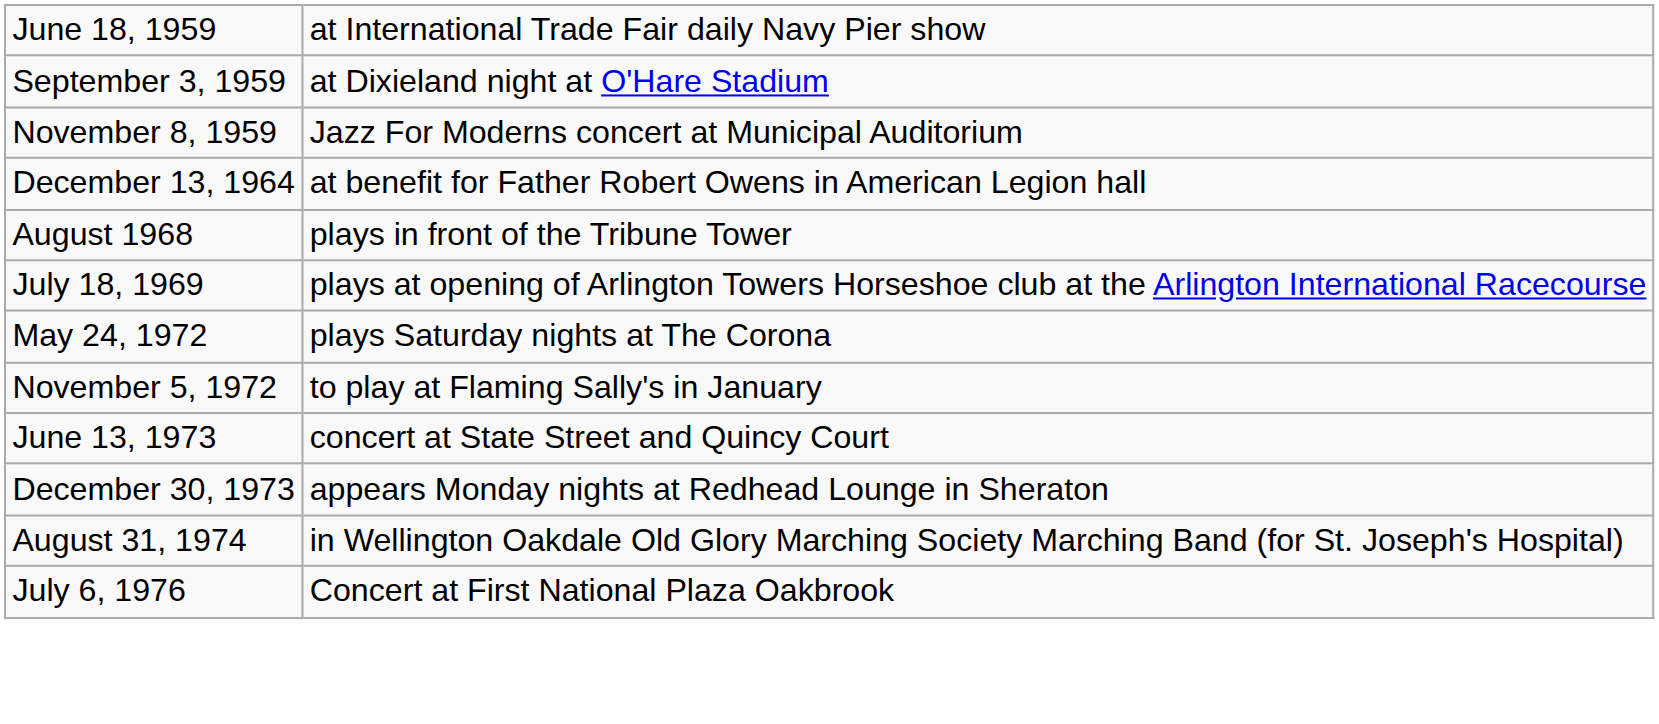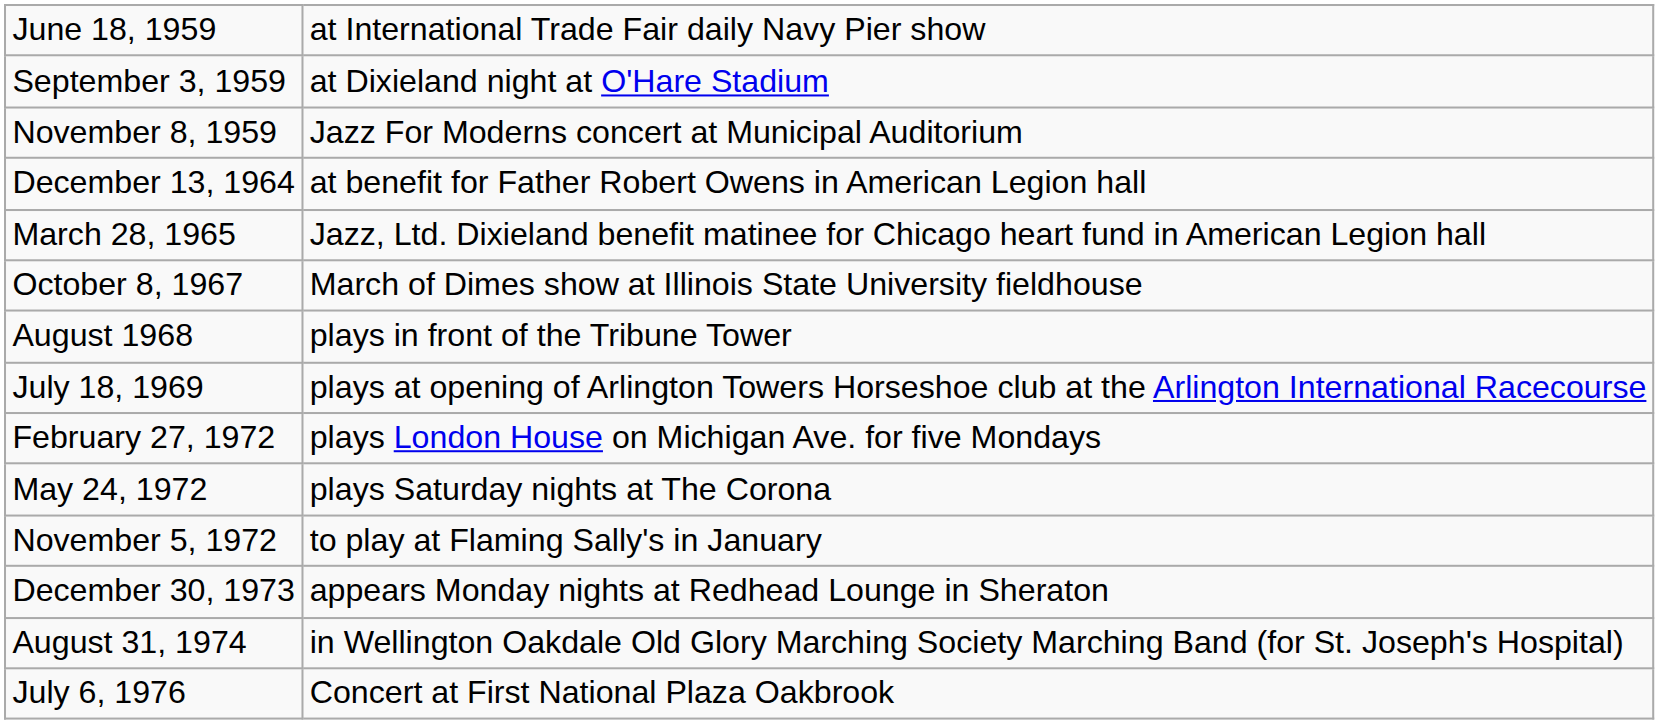+ row: (124, 234)
+ row: (128, 285)
+ row: (144, 438)
- row: (114, 438)
